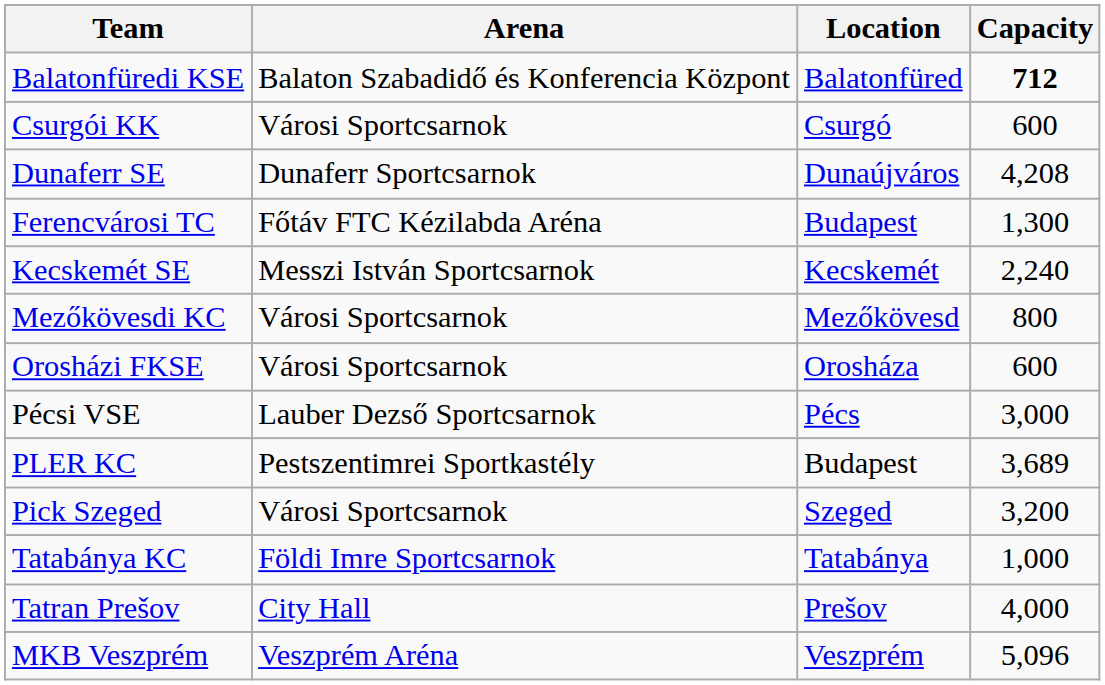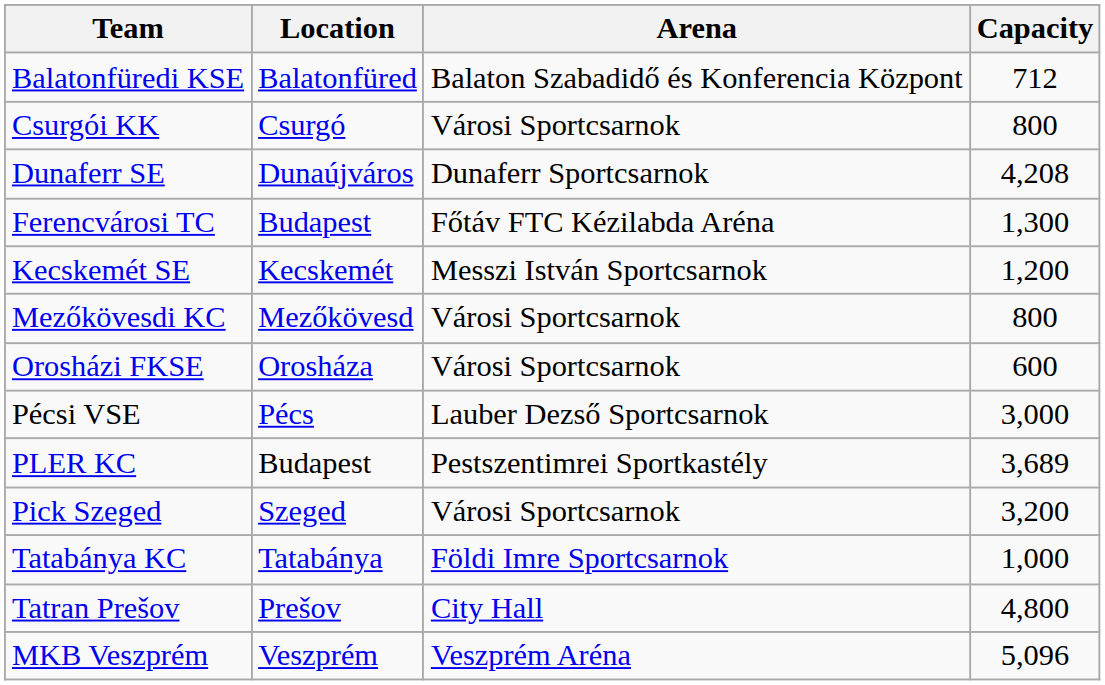columns swapped: (883, 28) <-> (524, 28)
(1035, 76) bold -> (1035, 76) normal
(1035, 125) 600 -> (1035, 125) 800
(1035, 269) 2,240 -> (1035, 269) 1,200
(1035, 607) 4,000 -> (1035, 607) 4,800
